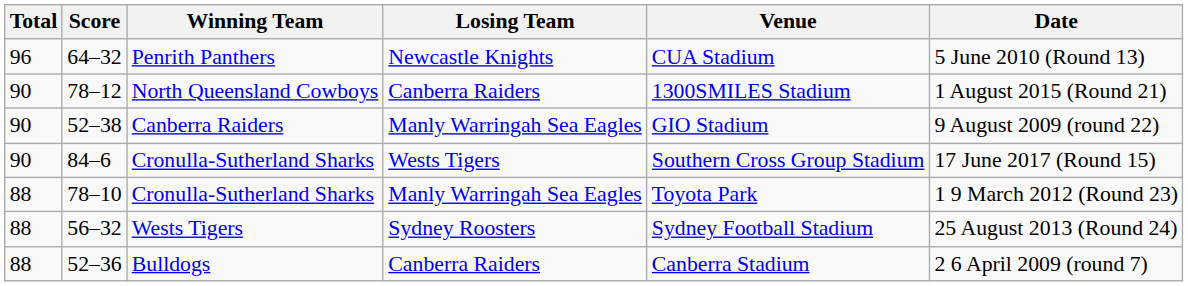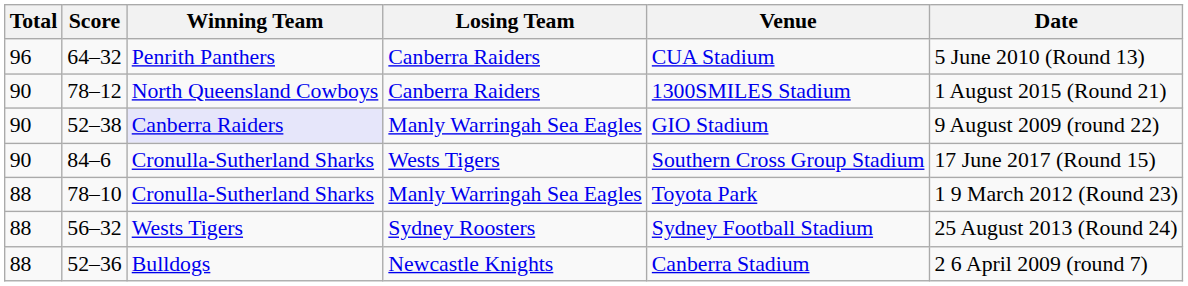(471, 56) Newcastle Knights -> (464, 56) Canberra Raiders
(208, 125) no background -> (208, 125) lavender background
(464, 263) Canberra Raiders -> (471, 263) Newcastle Knights
